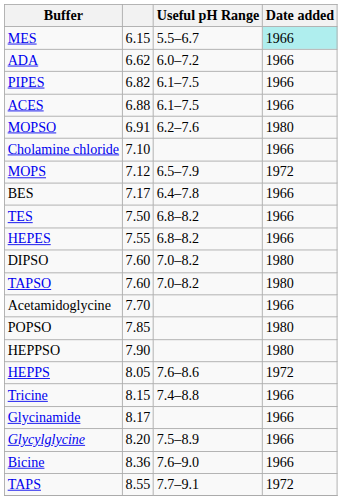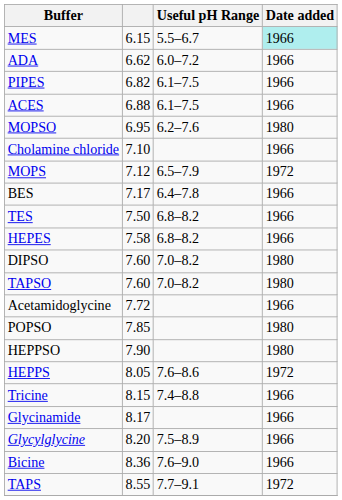(138, 127) 6.91 -> (138, 127) 6.95
(138, 238) 7.55 -> (138, 238) 7.58
(138, 305) 7.70 -> (138, 305) 7.72
